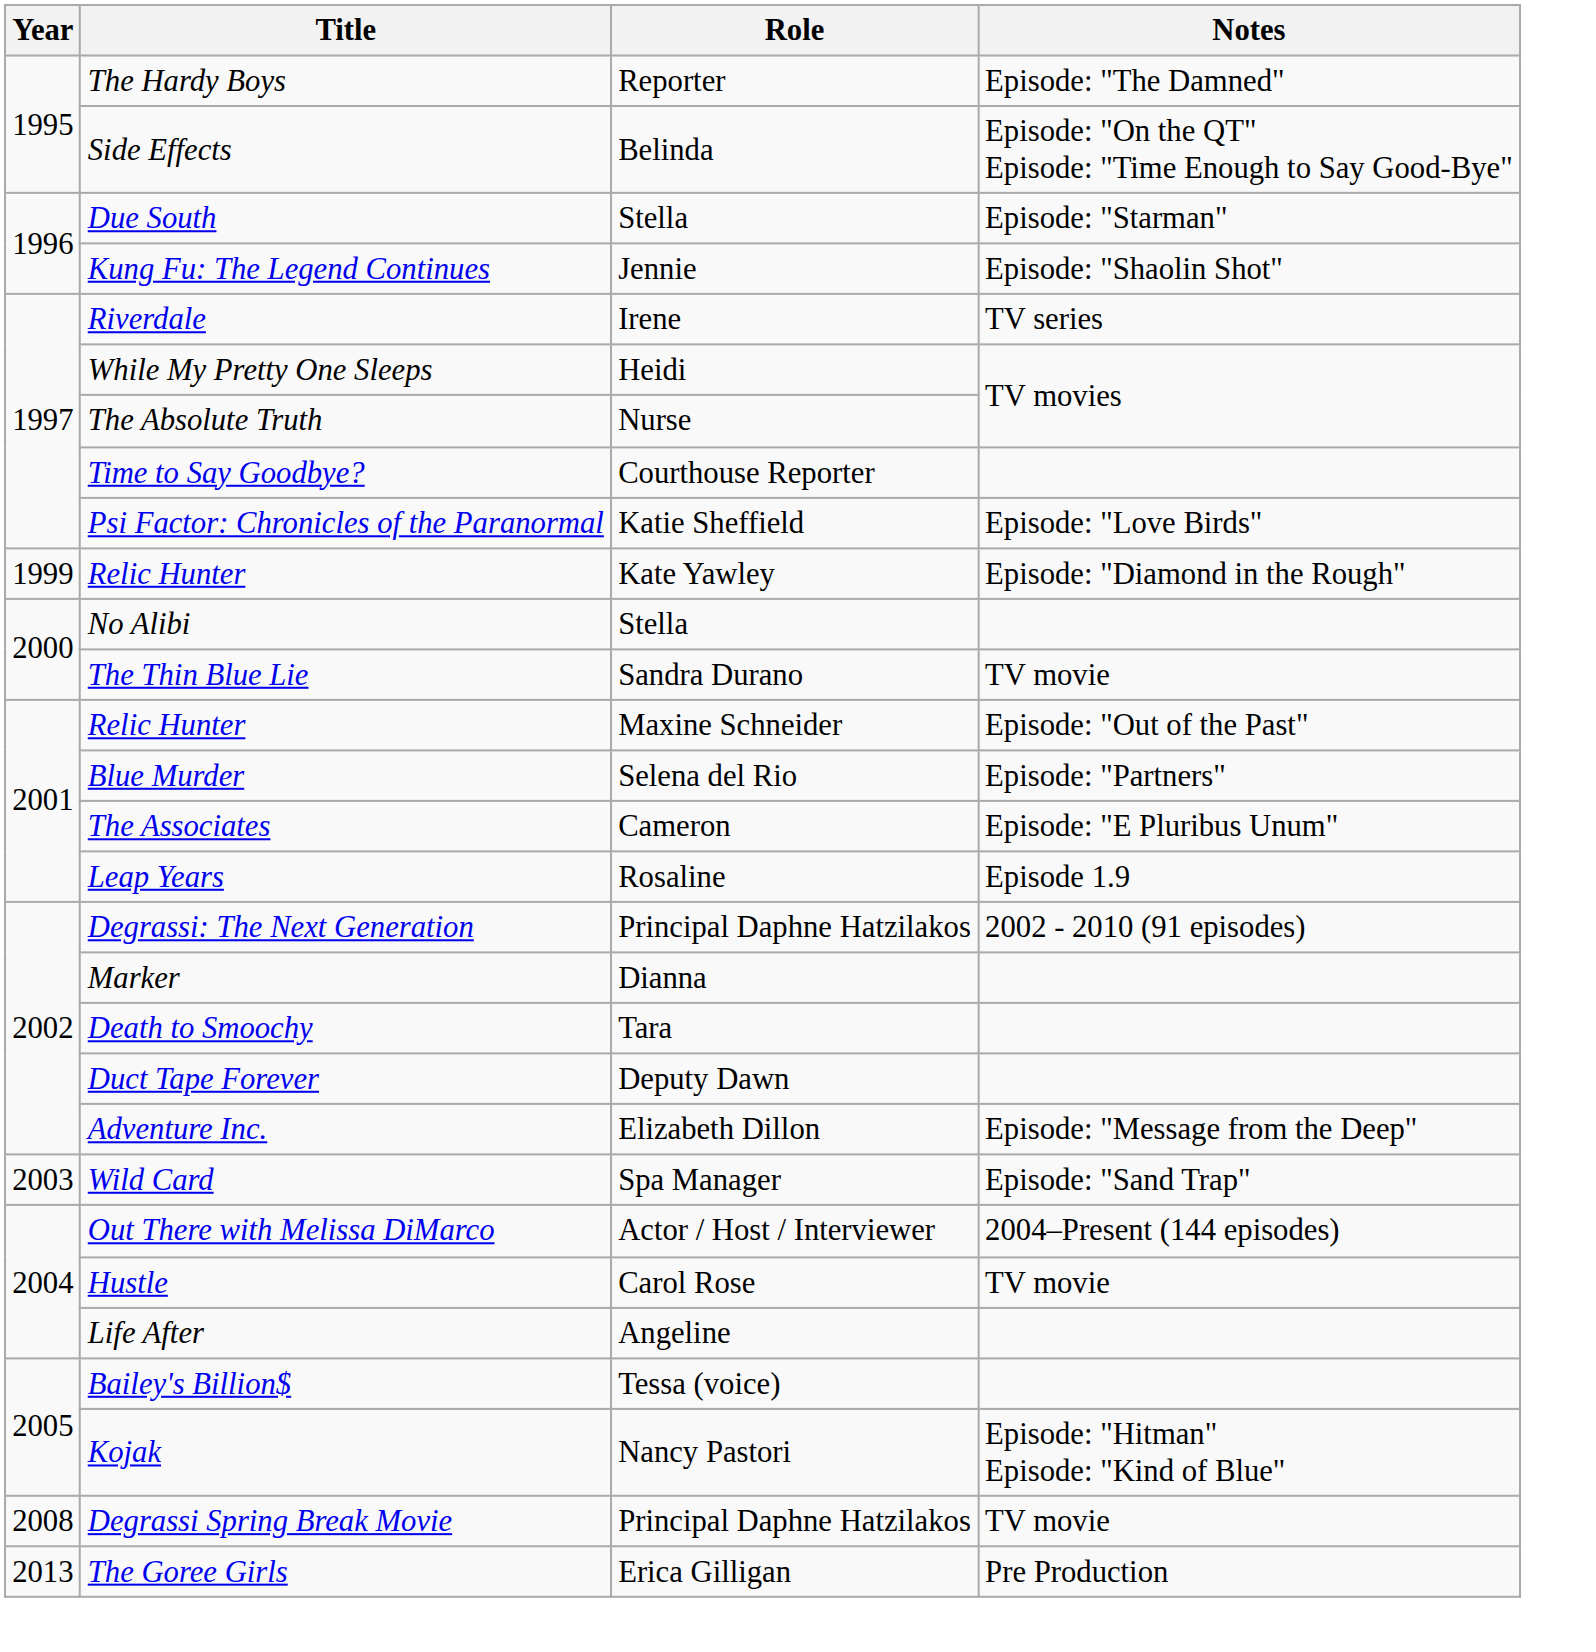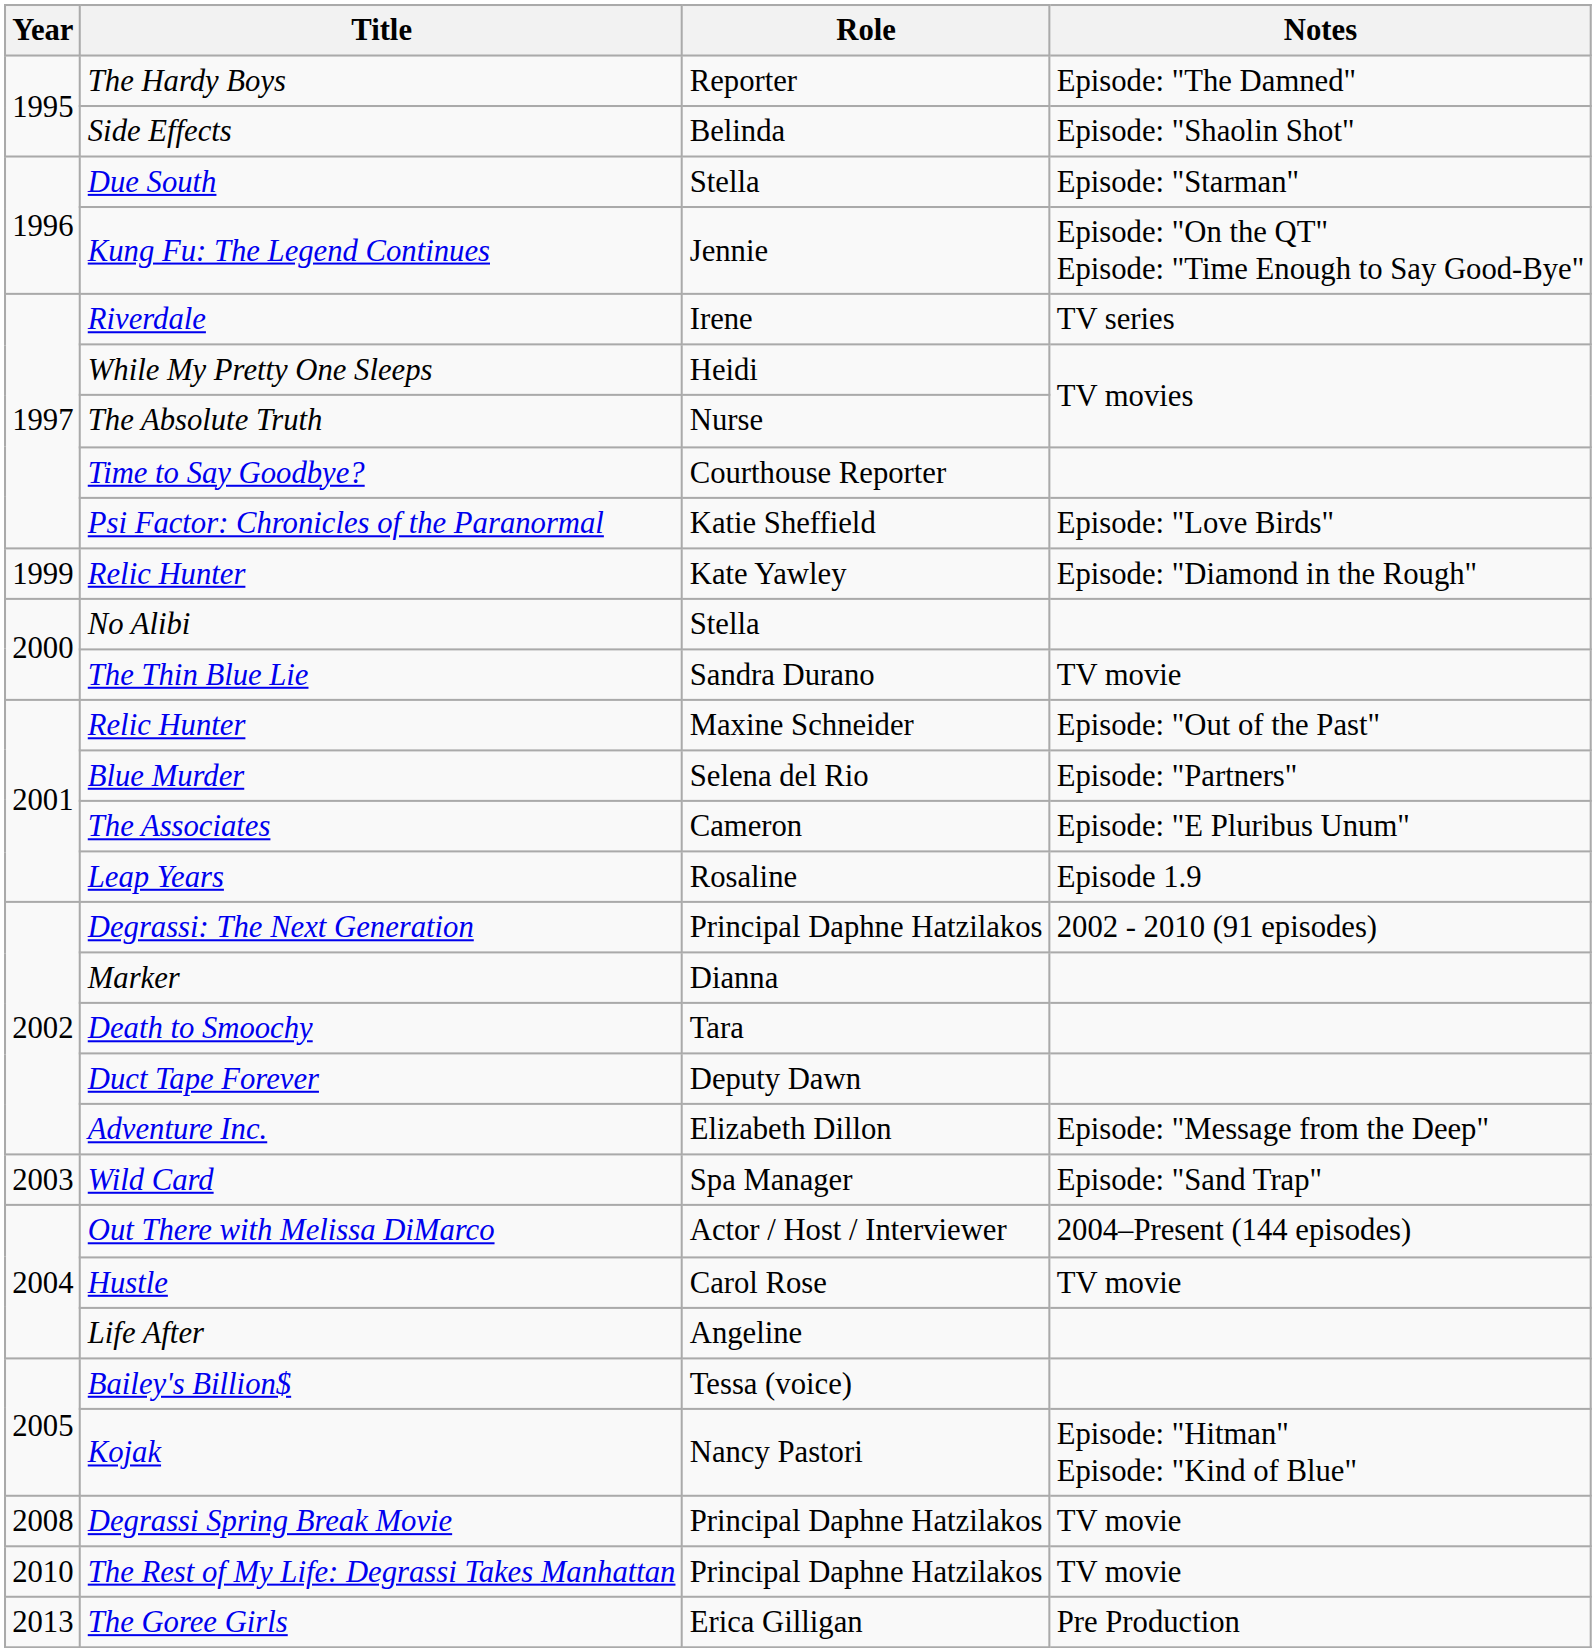(1249, 149) Episode: "On the QT" Episode: "Time Enough to Say Good-Bye" -> (1206, 131) Episode: "Shaolin Shot"
(1134, 268) Episode: "Shaolin Shot" -> (1320, 250) Episode: "On the QT" Episode: "Time Enough to Say Good-Bye"
+ row: (382, 1570)
